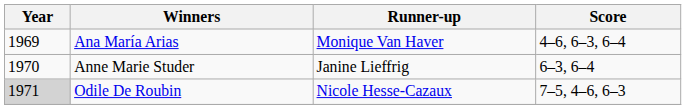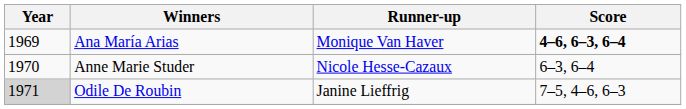(583, 41) normal -> (583, 41) bold
(363, 66) Janine Lieffrig -> (384, 66) Nicole Hesse-Cazaux
(384, 91) Nicole Hesse-Cazaux -> (363, 91) Janine Lieffrig
